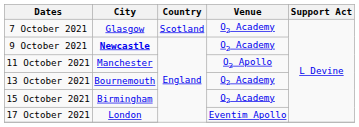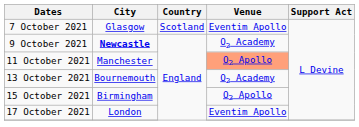(248, 28) O2 Academy -> (248, 27) Eventim Apollo
(248, 63) no background -> (248, 61) lightsalmon background
(248, 99) O2 Academy -> (248, 96) O2 Apollo
